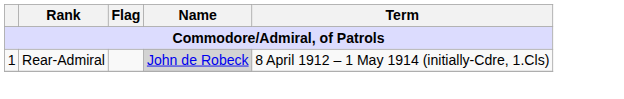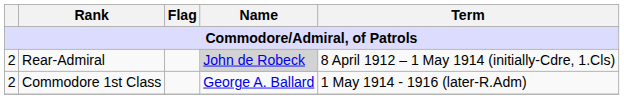(12, 60) 1 -> (12, 60) 2
+ row: (92, 82)
